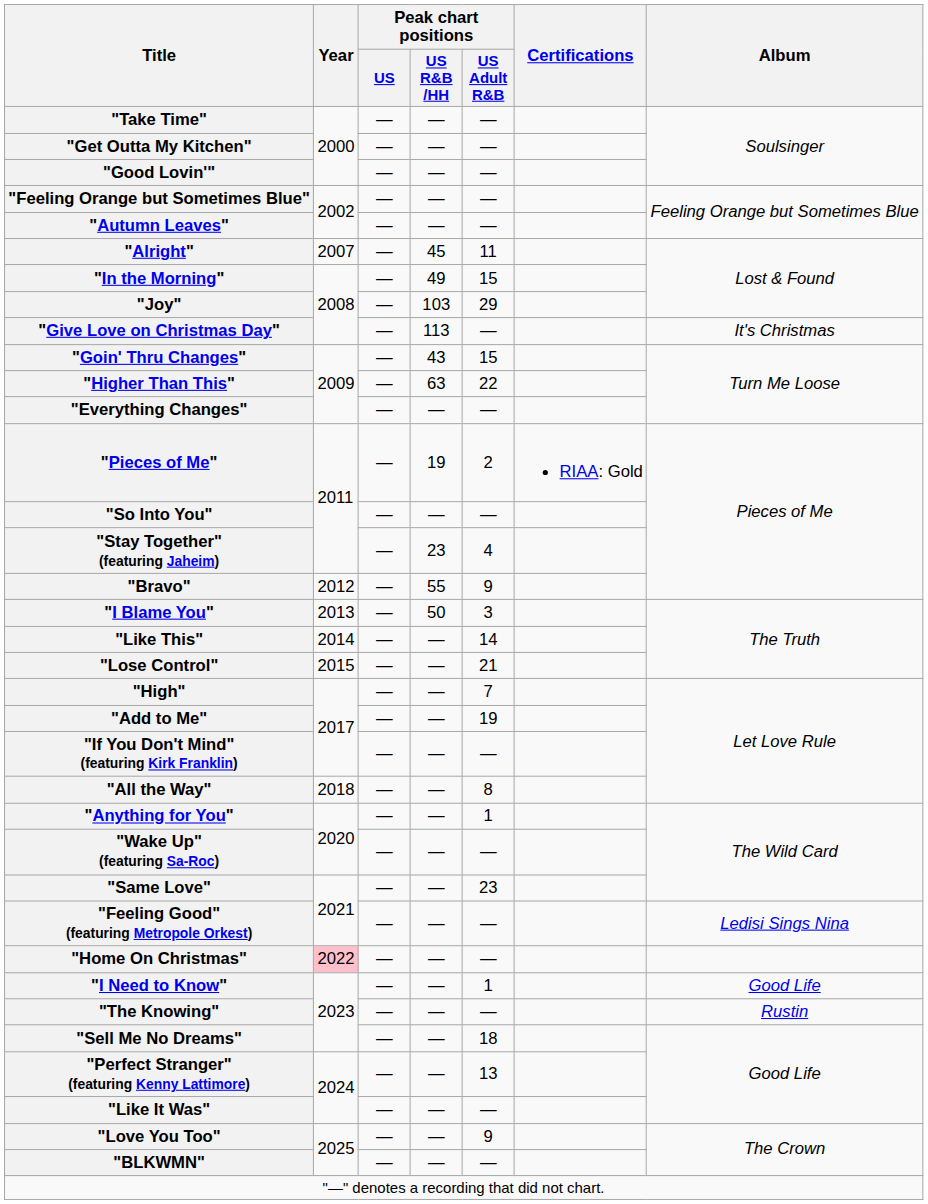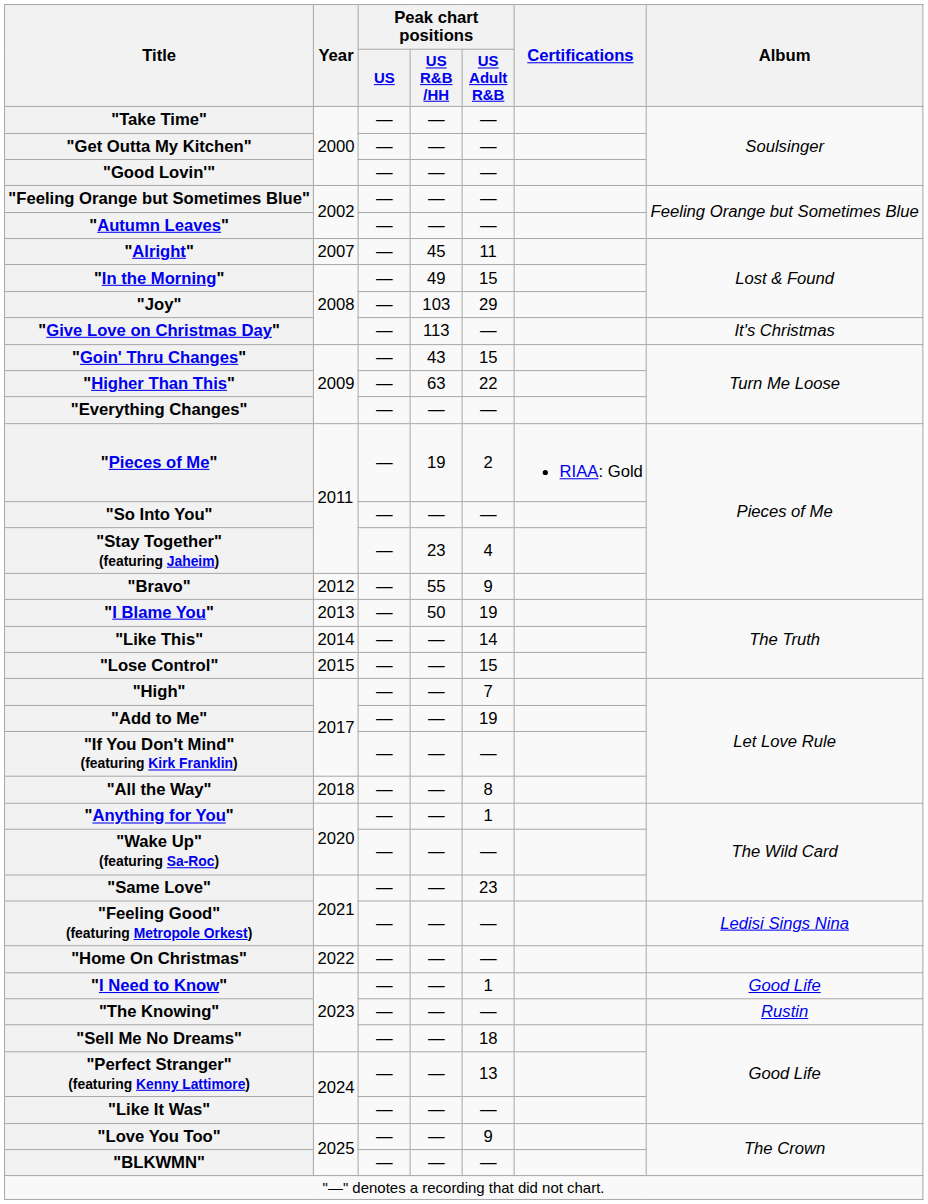(488, 612) 3 -> (488, 612) 19
(488, 665) 21 -> (488, 665) 15
(336, 959) pink background -> (336, 959) no background
